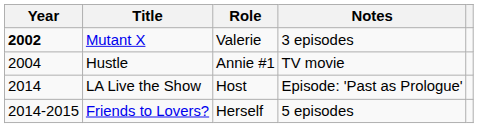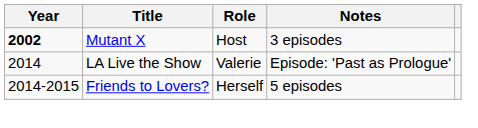(239, 39) Valerie -> (231, 39) Host
- row: (107, 63)
(231, 87) Host -> (239, 63) Valerie
